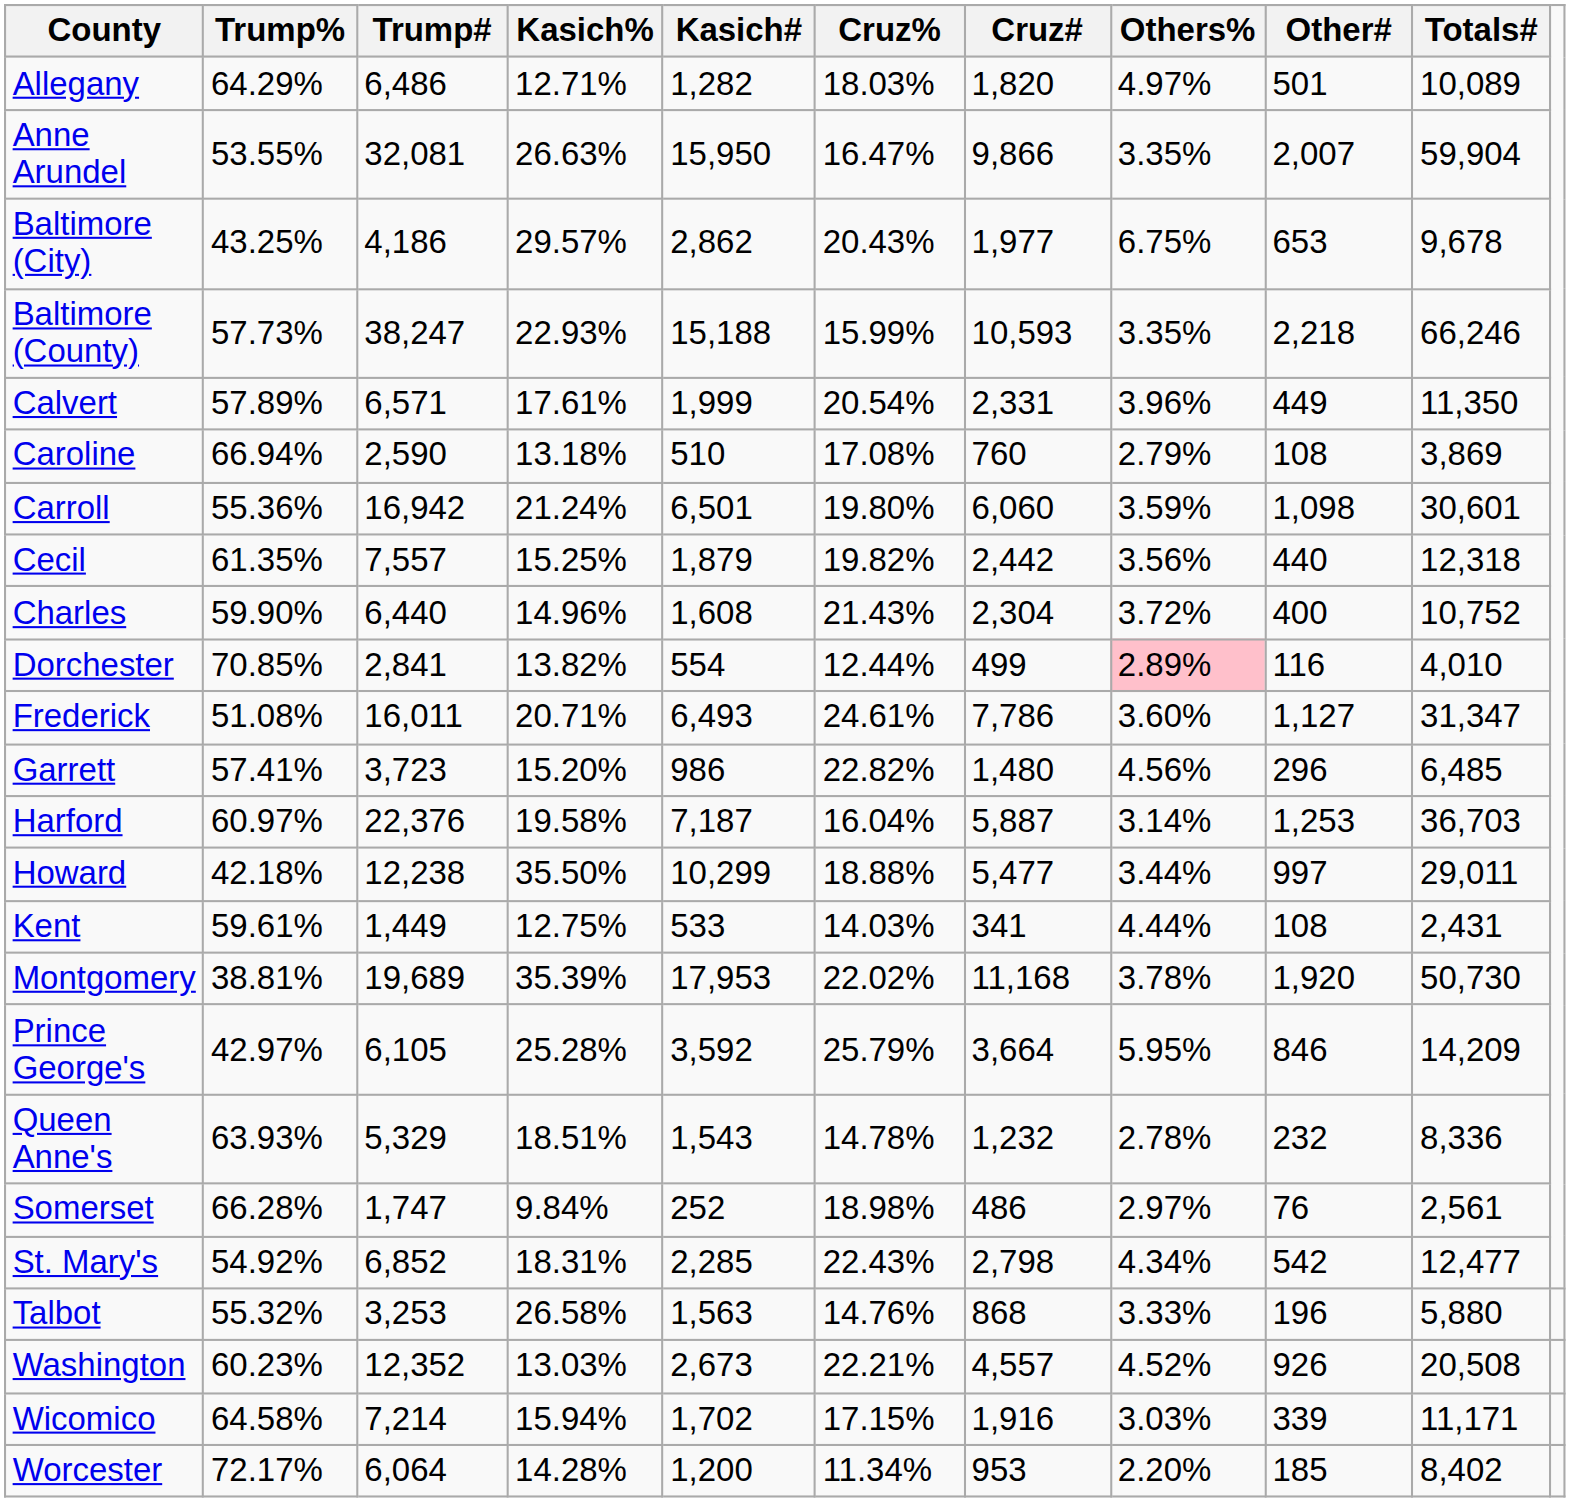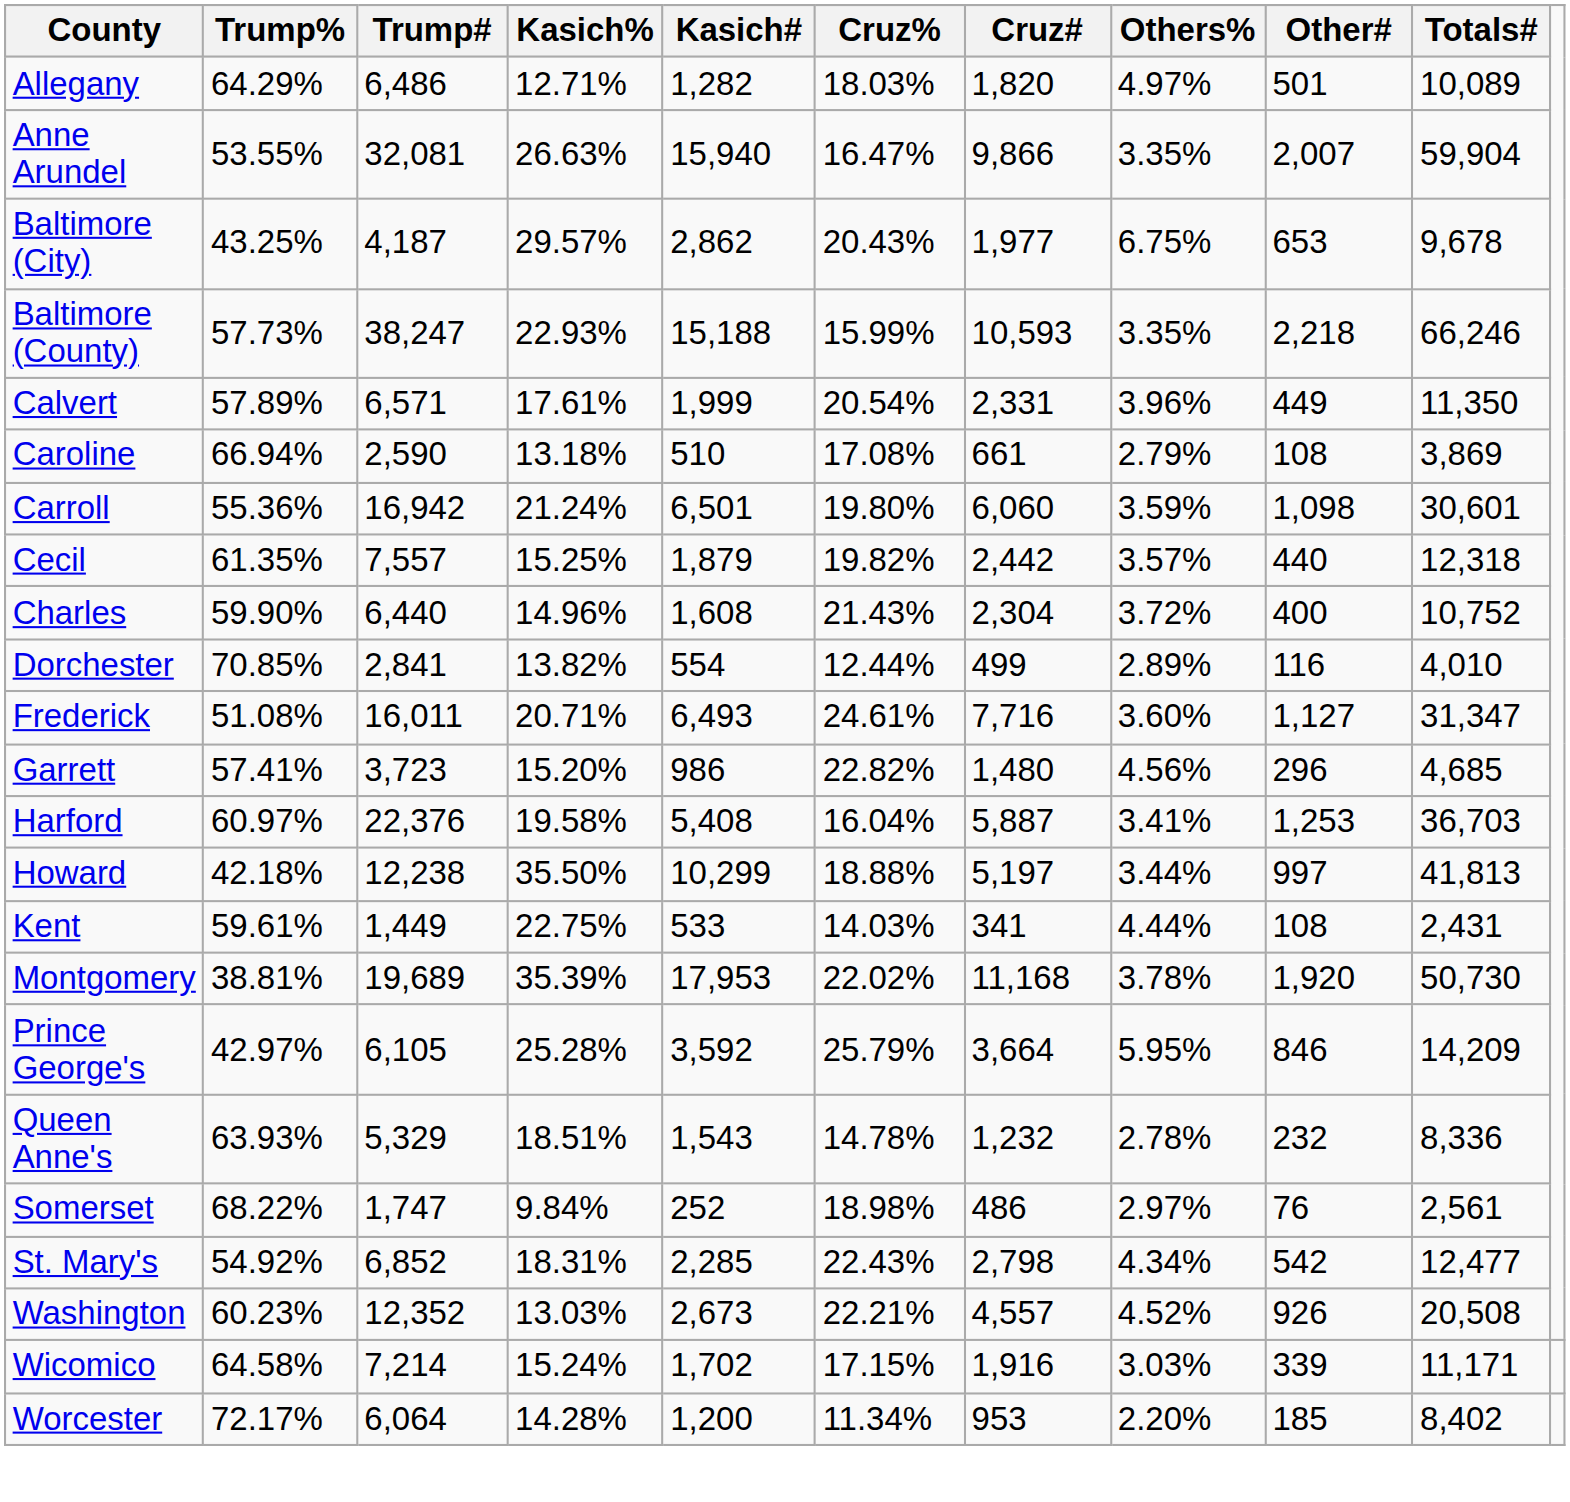(721, 153) 15,950 -> (721, 153) 15,940
(406, 243) 4,186 -> (406, 243) 4,187
(999, 455) 760 -> (999, 455) 661
(1165, 560) 3.56% -> (1165, 560) 3.57%
(1165, 664) pink background -> (1165, 664) no background
(1013, 716) 7,786 -> (1013, 716) 7,716
(1461, 769) 6,485 -> (1461, 769) 4,685
(711, 821) 7,187 -> (711, 821) 5,408
(1165, 821) 3.14% -> (1165, 821) 3.41%
(1013, 873) 5,477 -> (1013, 873) 5,197
(1469, 873) 29,011 -> (1470, 873) 41,813
(571, 925) 12.75% -> (571, 925) 22.75%
(267, 1209) 66.28% -> (267, 1209) 68.22%
- row: (57, 1313)
(571, 1418) 15.94% -> (571, 1366) 15.24%
